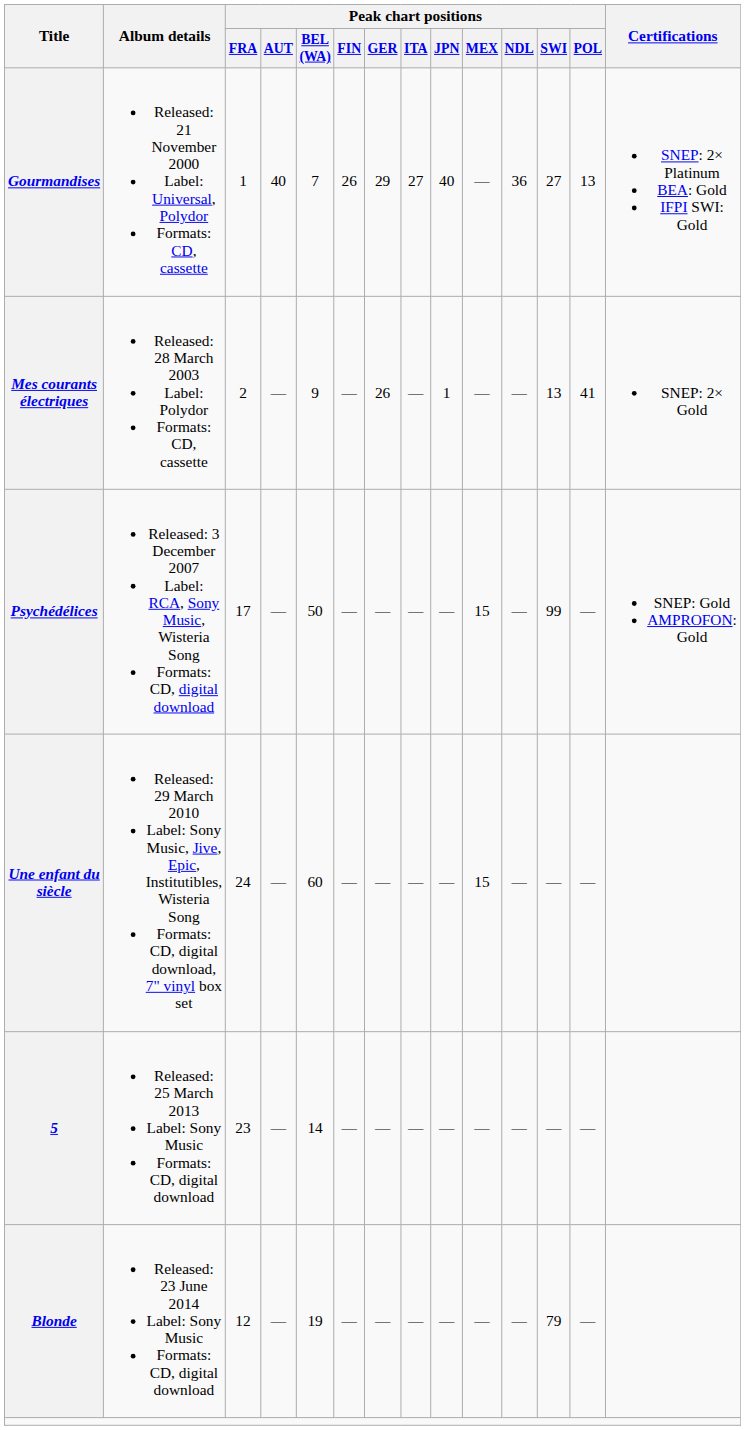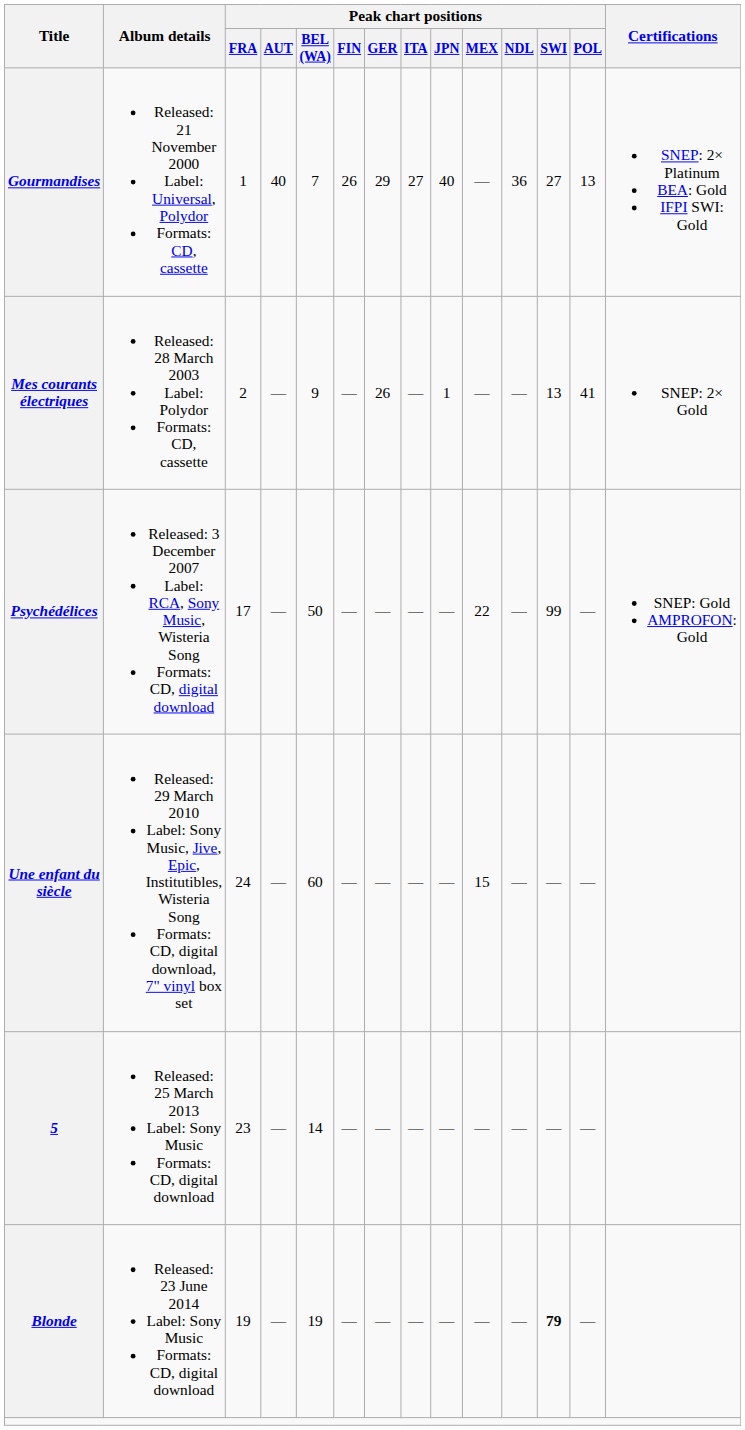(482, 611) 15 -> (482, 611) 22
(243, 1321) 12 -> (243, 1321) 19
(554, 1321) normal -> (554, 1321) bold
